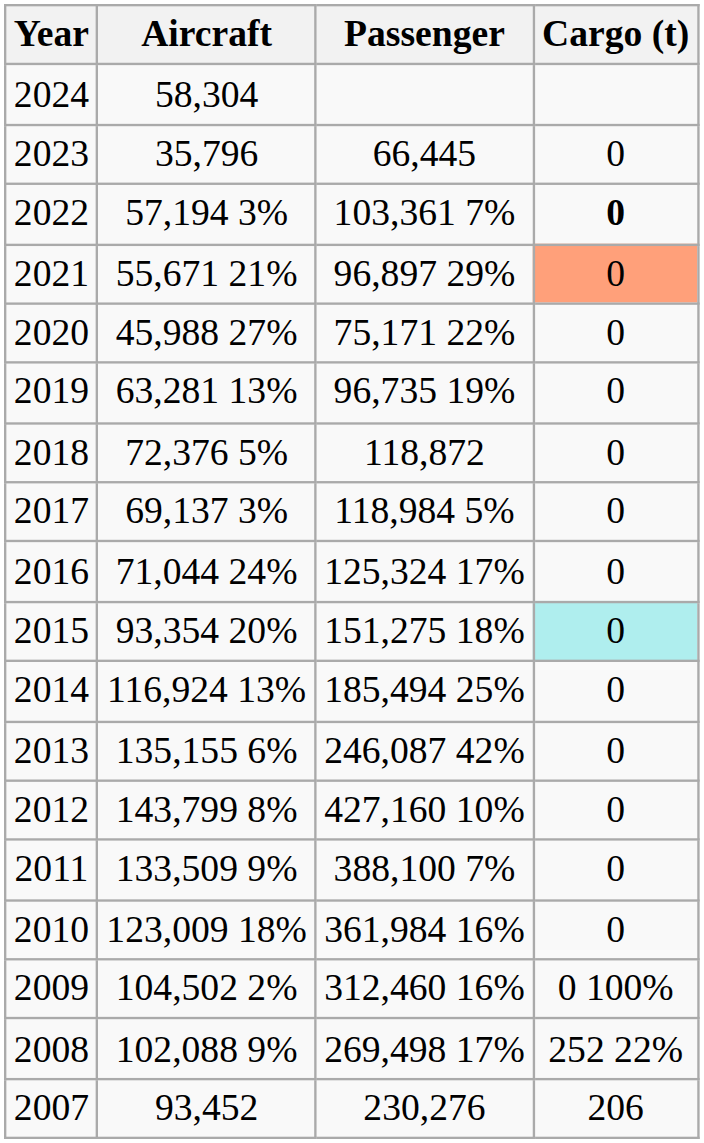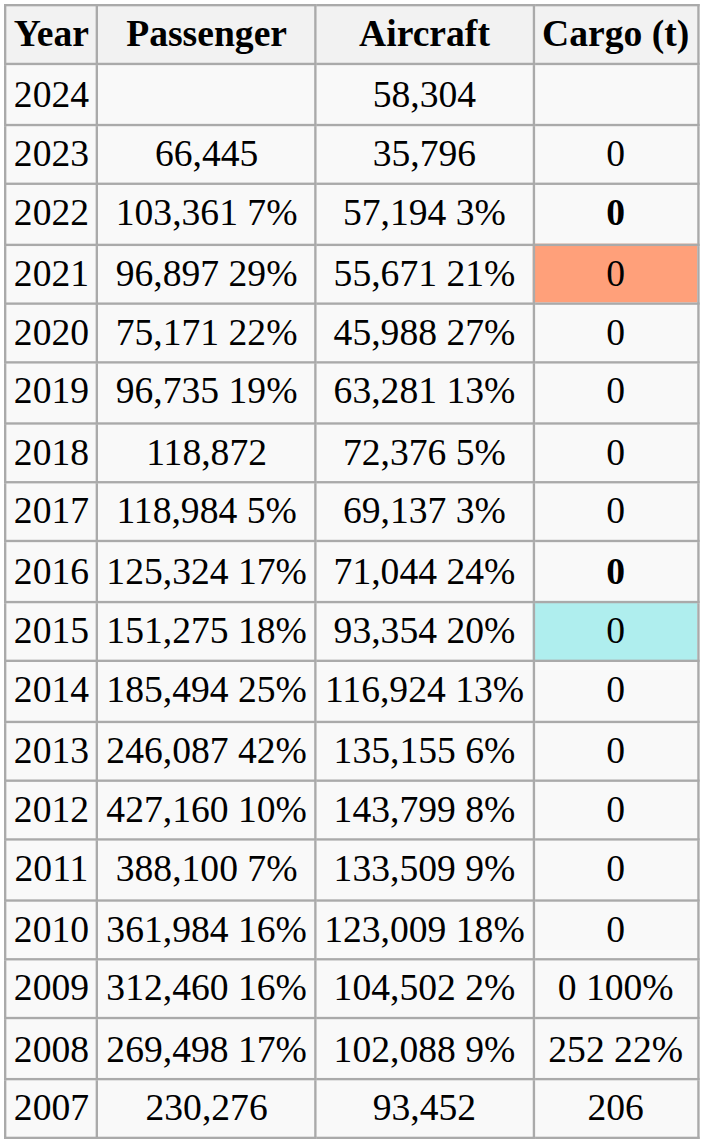columns swapped: (424, 34) <-> (207, 34)
(616, 570) normal -> (616, 570) bold
